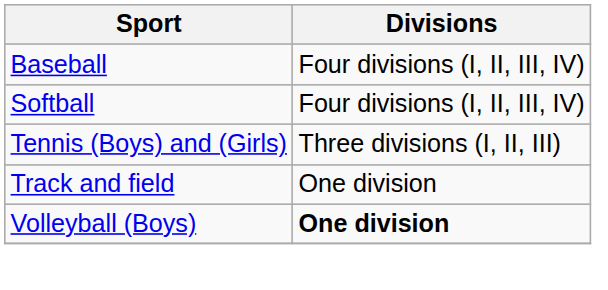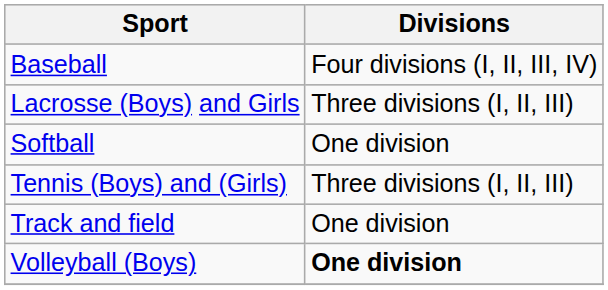+ row: (155, 104)
(442, 104) Four divisions (I, II, III, IV) -> (380, 143) One division
